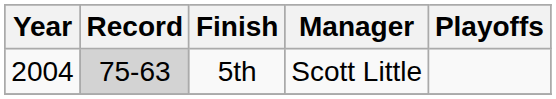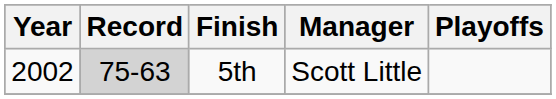(42, 71) 2004 -> (42, 71) 2002
